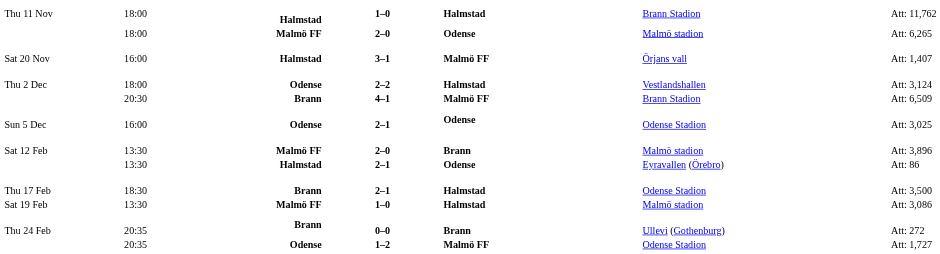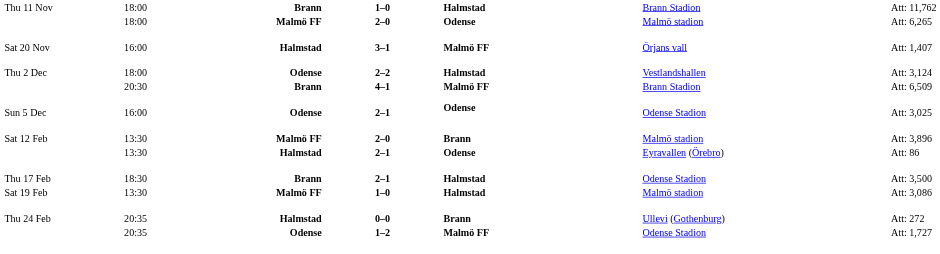(301, 19) Halmstad -> (308, 7) Brann
(308, 224) Brann -> (301, 218) Halmstad
